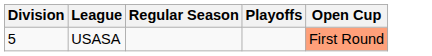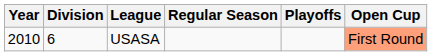+ column: (24, 16)
(12, 39) 5 -> (51, 39) 6
